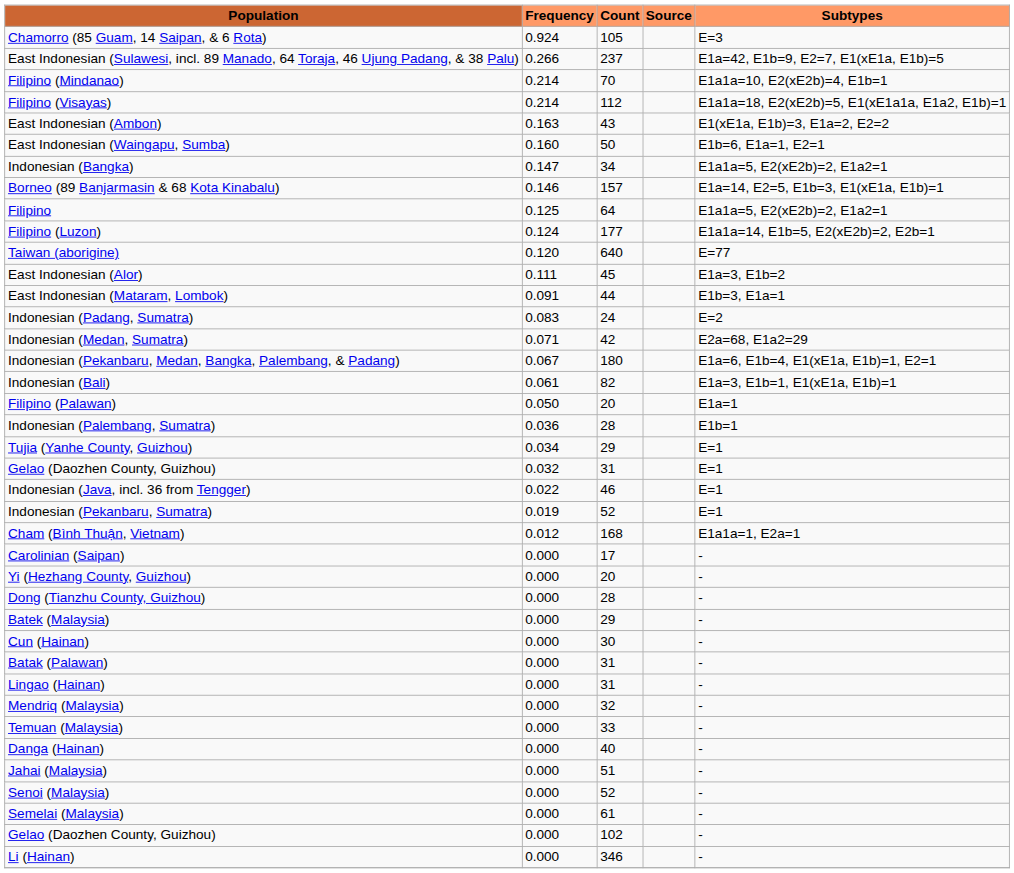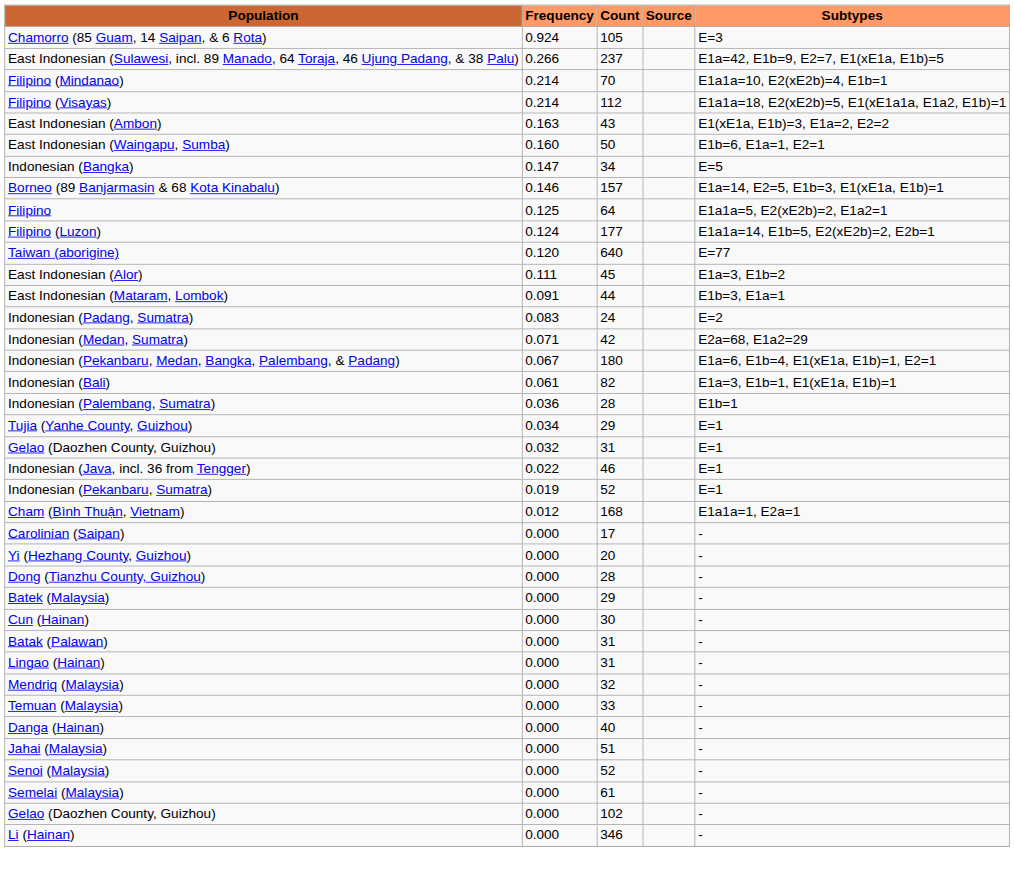(793, 166) E1a1a=5, E2(xE2b)=2, E1a2=1 -> (710, 166) E=5
- row: (62, 404)
